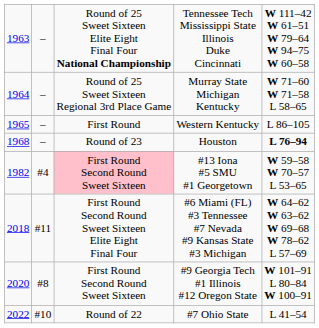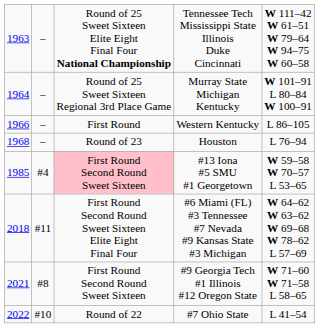(288, 94) W 71–60 W 71–58 L 58–65 -> (288, 94) W 101–91 L 80–84 W 100–91
(18, 124) 1965 -> (18, 124) 1966
(288, 142) bold -> (288, 142) normal
(18, 172) 1982 -> (18, 172) 1985
(18, 283) 2020 -> (18, 283) 2021
(288, 283) W 101–91 L 80–84 W 100–91 -> (288, 283) W 71–60 W 71–58 L 58–65
